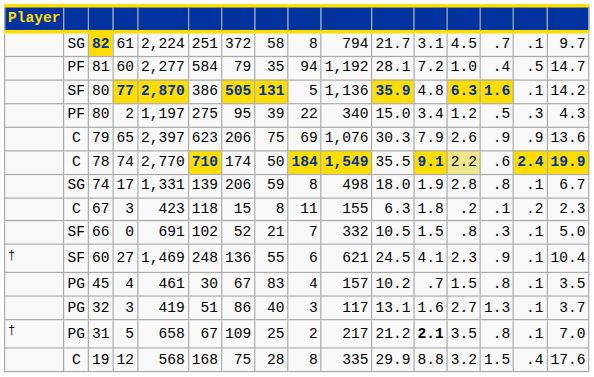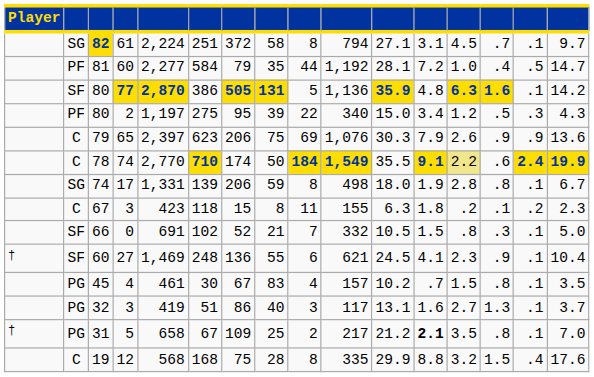(393, 45) 21.7 -> (393, 45) 27.1
(309, 68) 94 -> (309, 68) 44
